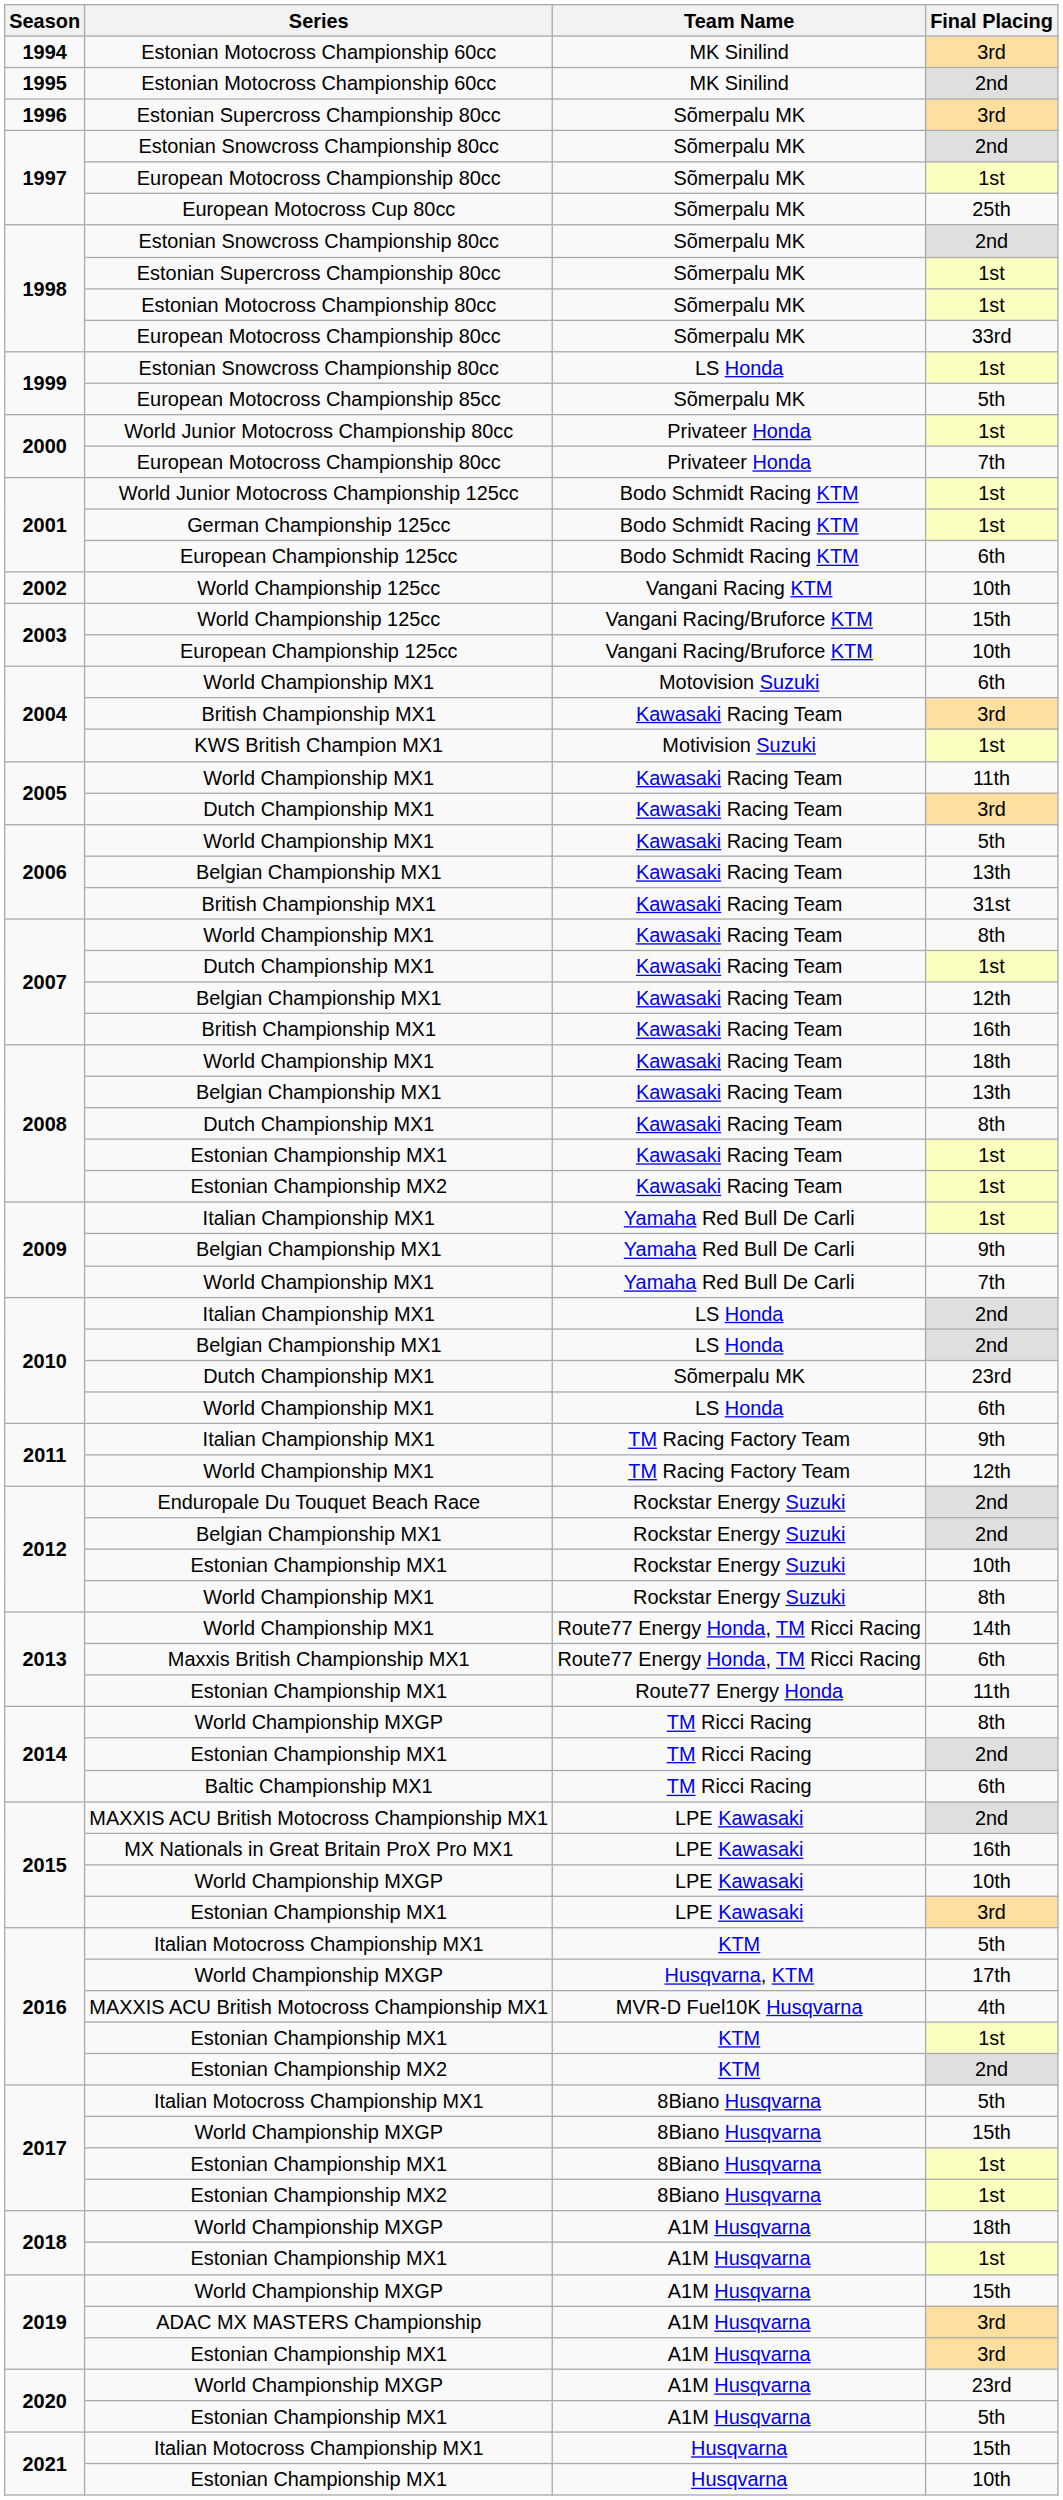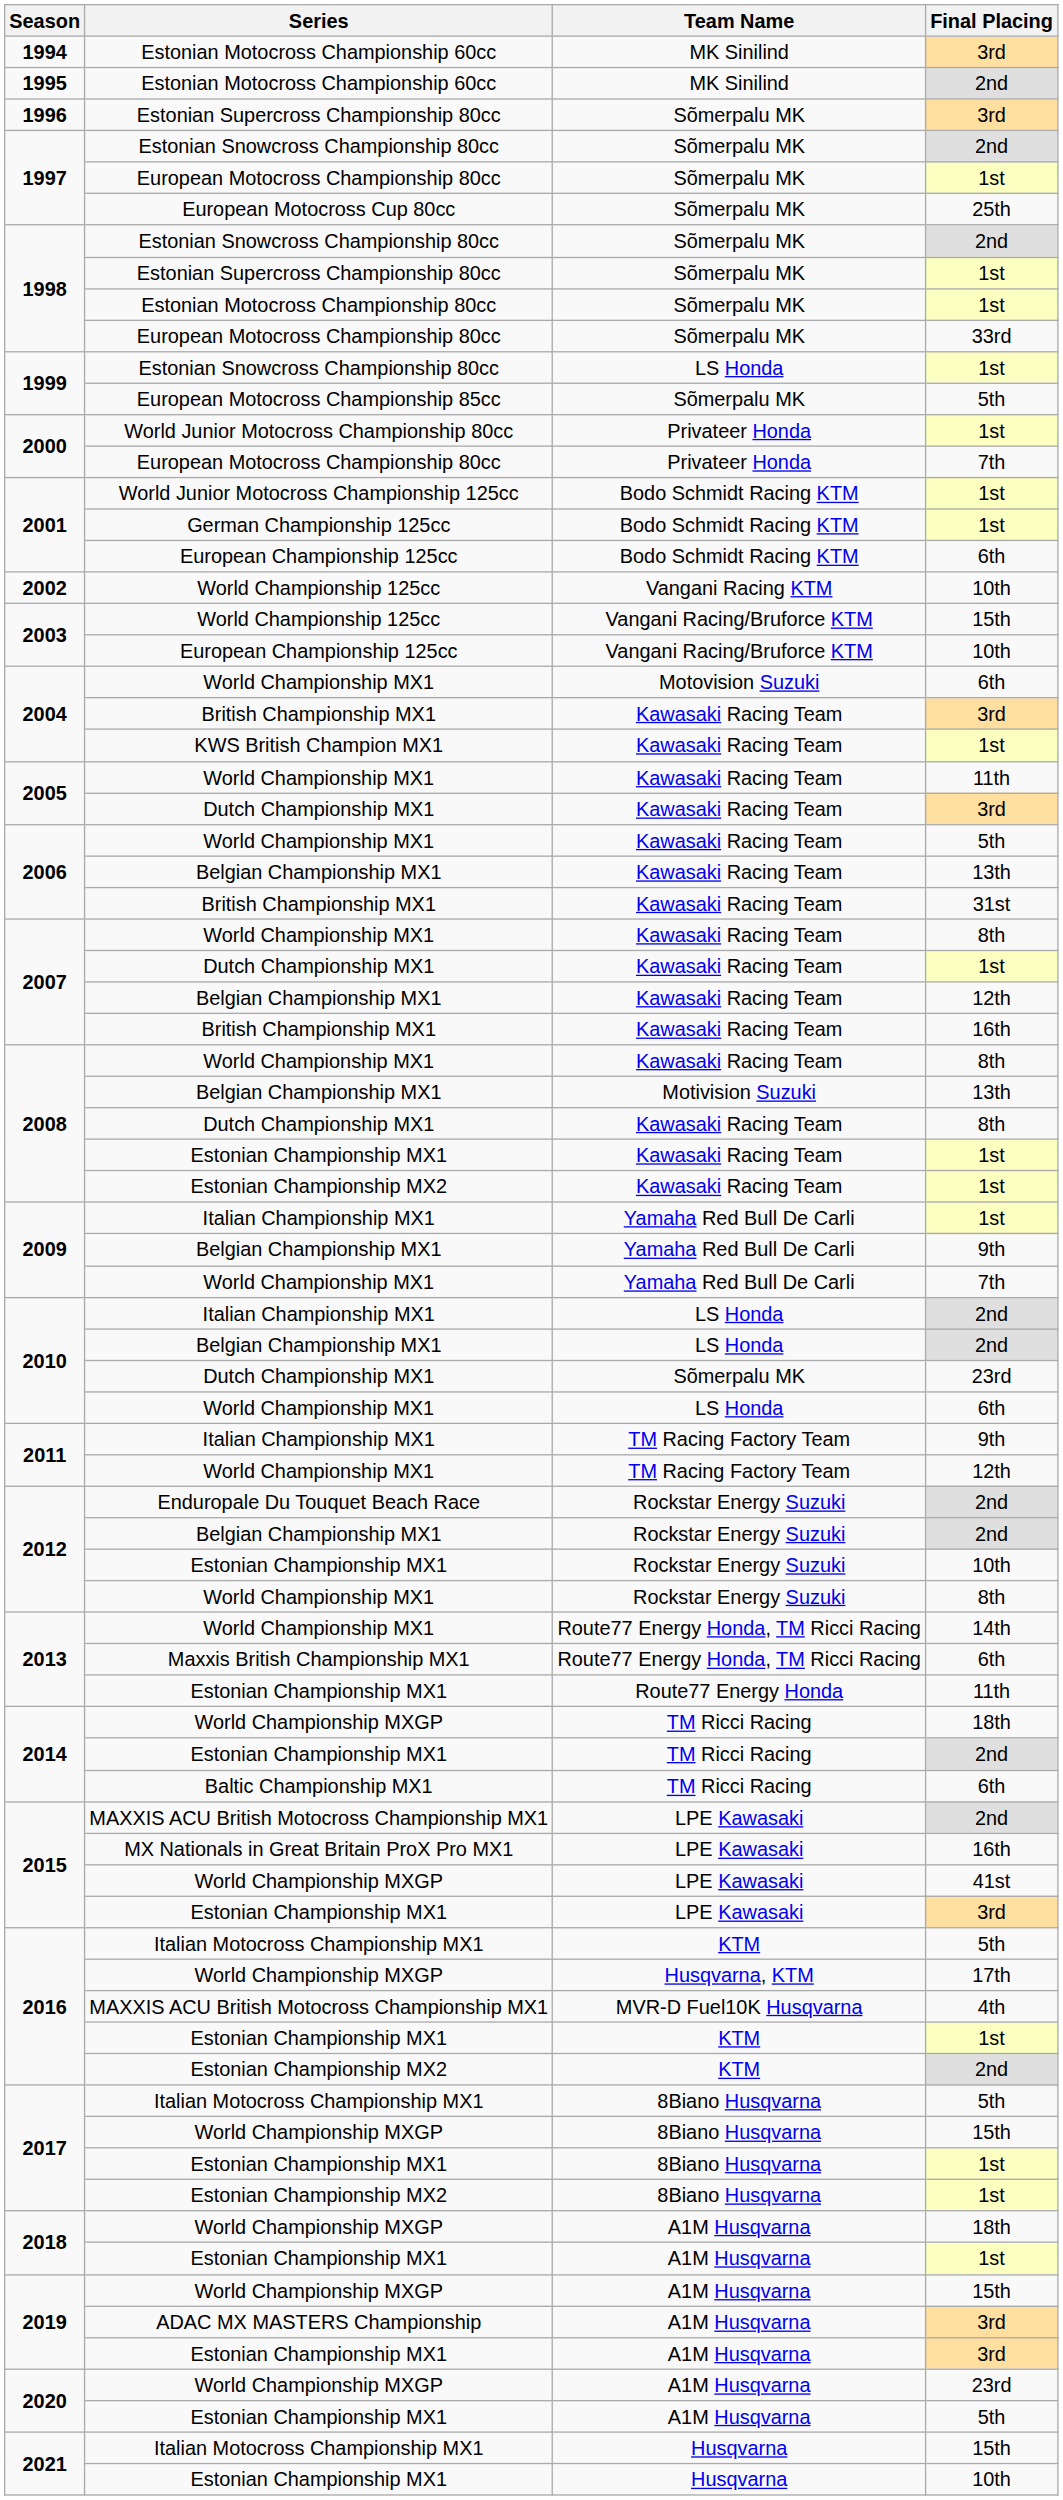(739, 746) Motivision Suzuki -> (739, 746) Kawasaki Racing Team
(992, 1061) 18th -> (992, 1061) 8th
(739, 1092) Kawasaki Racing Team -> (739, 1092) Motivision Suzuki
(992, 1723) 8th -> (992, 1723) 18th
(992, 1880) 10th -> (992, 1880) 41st
